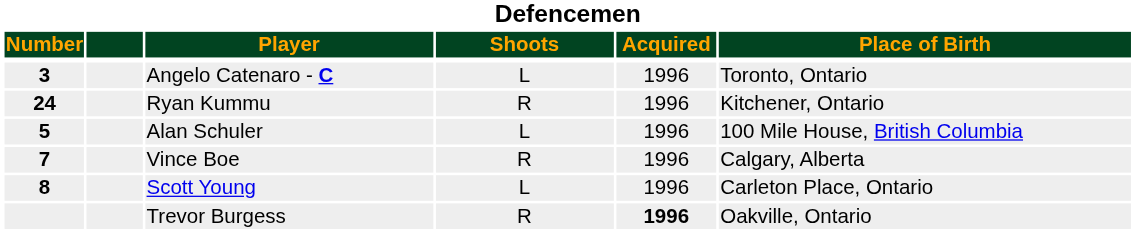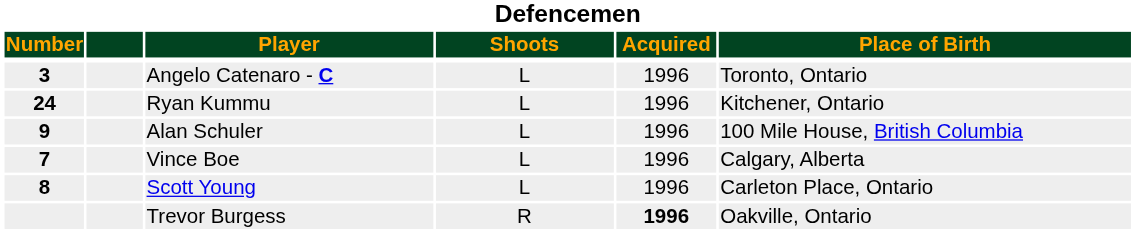(525, 103) R -> (525, 103) L
(45, 131) 5 -> (45, 131) 9
(525, 159) R -> (525, 159) L
